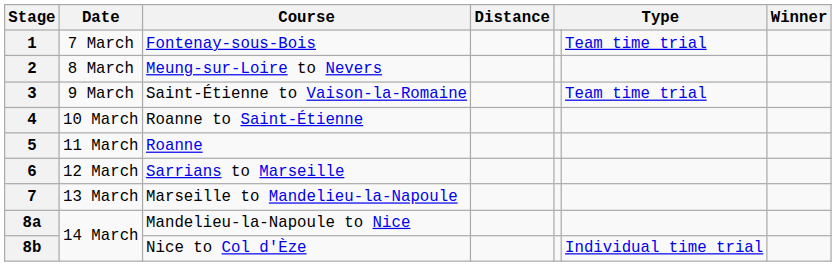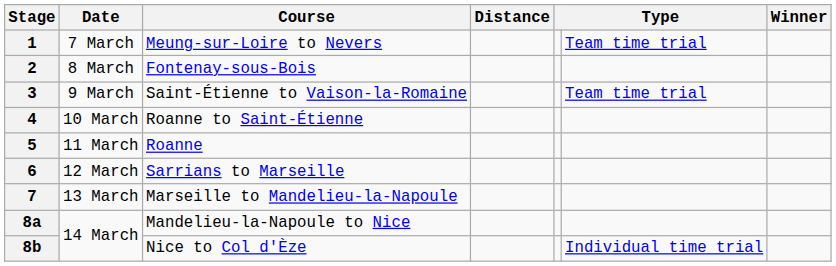(231, 43) Fontenay-sous-Bois -> (264, 43) Meung-sur-Loire to Nevers
(264, 69) Meung-sur-Loire to Nevers -> (231, 69) Fontenay-sous-Bois
